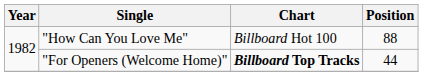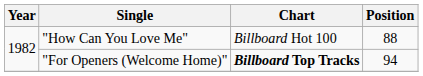(390, 60) 44 -> (390, 60) 94
